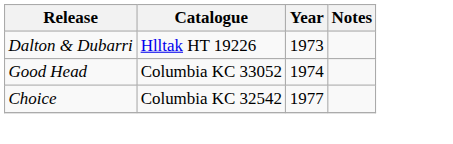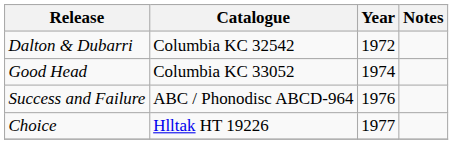(198, 44) Hlltak HT 19226 -> (224, 44) Columbia KC 32542
(307, 44) 1973 -> (378, 44) 1972
+ row: (77, 98)
(211, 98) Columbia KC 32542 -> (211, 125) Hlltak HT 19226
